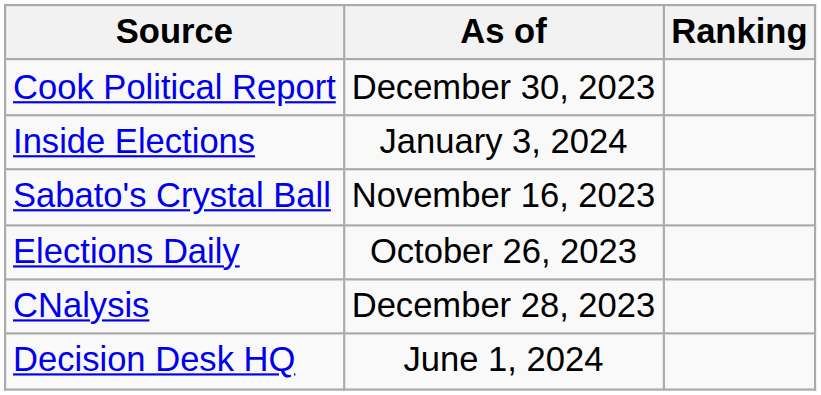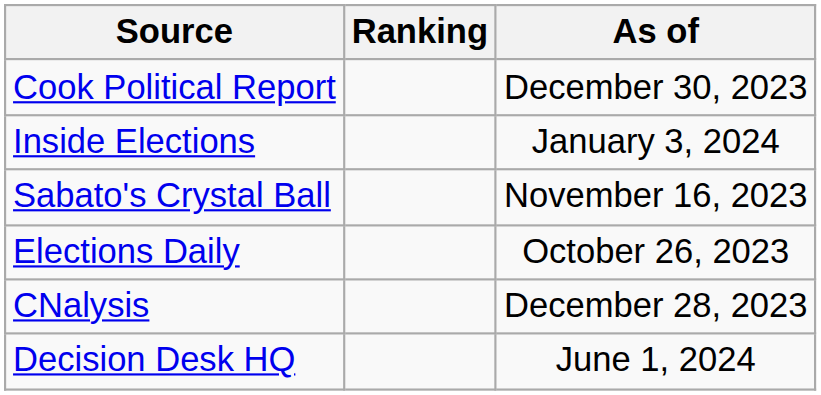columns swapped: (739, 31) <-> (503, 31)
